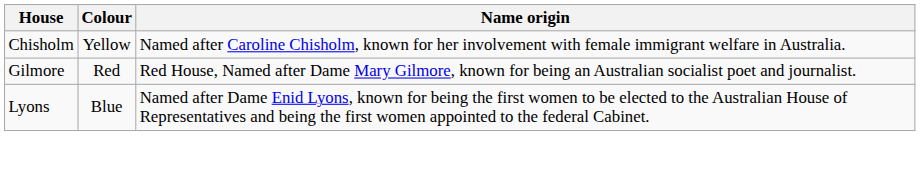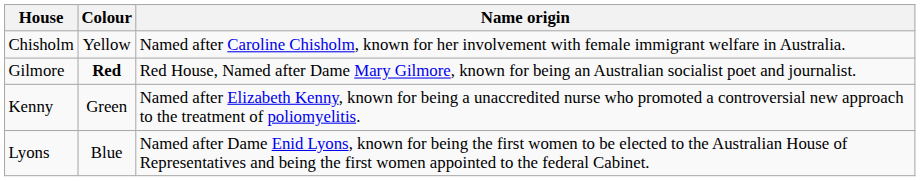(107, 71) normal -> (107, 71) bold
+ row: (31, 107)
